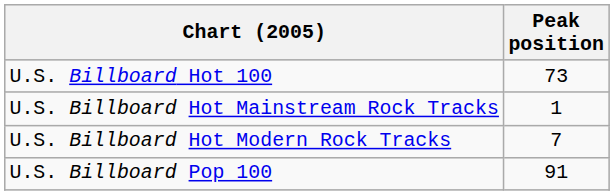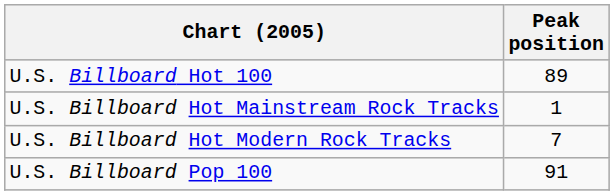(556, 76) 73 -> (556, 76) 89
